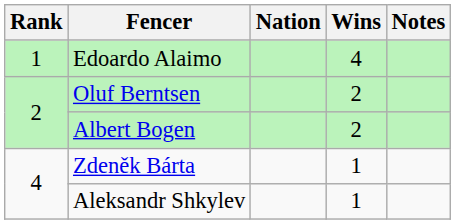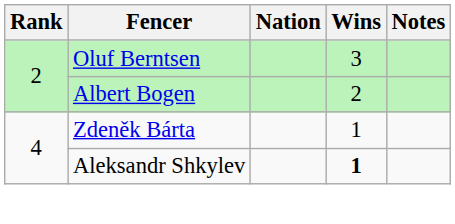- row: (147, 58)
(356, 93) 2 -> (356, 58) 3
(356, 201) normal -> (356, 165) bold
